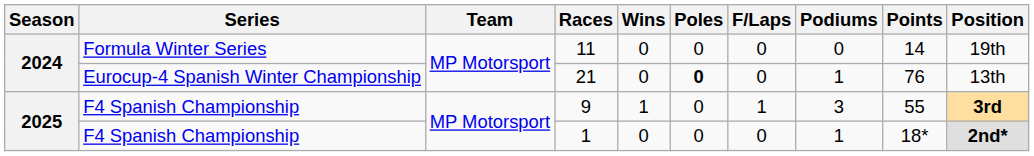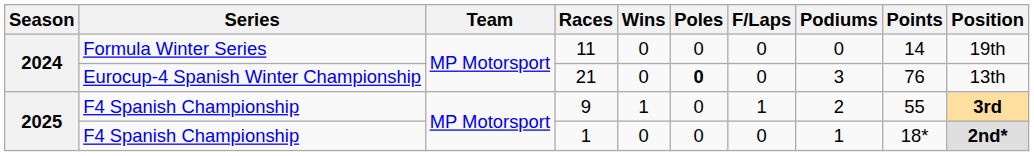(839, 78) 1 -> (839, 78) 3
(839, 107) 3 -> (839, 107) 2
